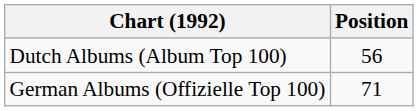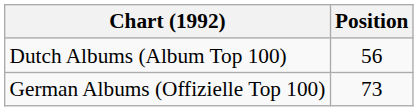(372, 88) 71 -> (372, 88) 73
